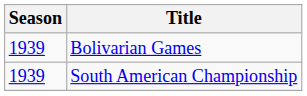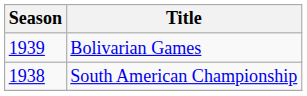(27, 76) 1939 -> (27, 76) 1938
